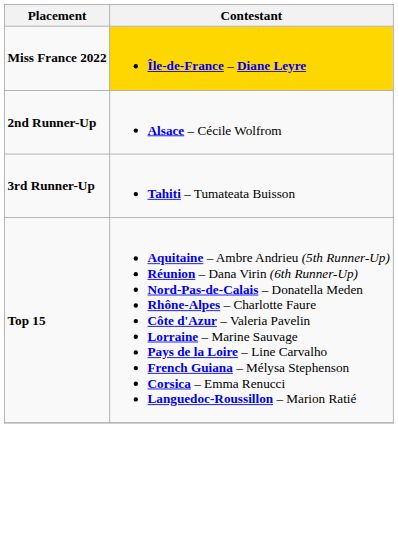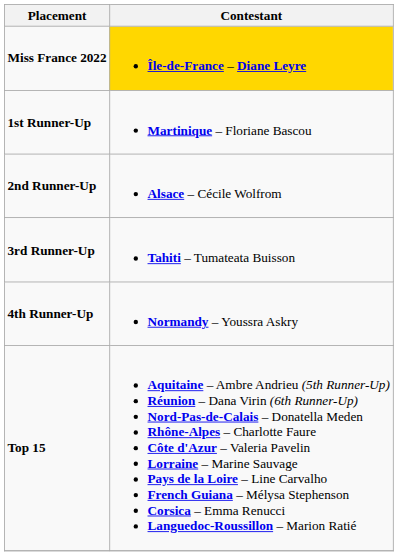+ row: (49, 122)
+ row: (50, 313)
